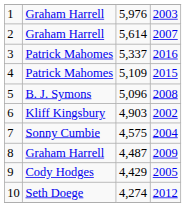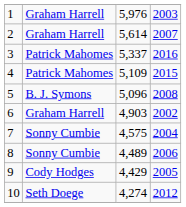(65, 113) Kliff Kingsbury -> (65, 113) Graham Harrell
(65, 152) Graham Harrell -> (63, 152) Sonny Cumbie
(133, 152) 4,487 -> (133, 152) 4,489
(165, 152) 2009 -> (165, 152) 2006
